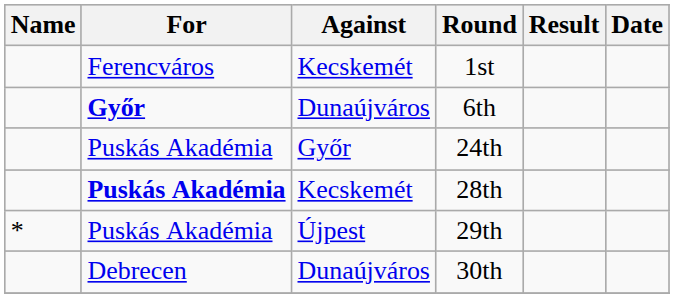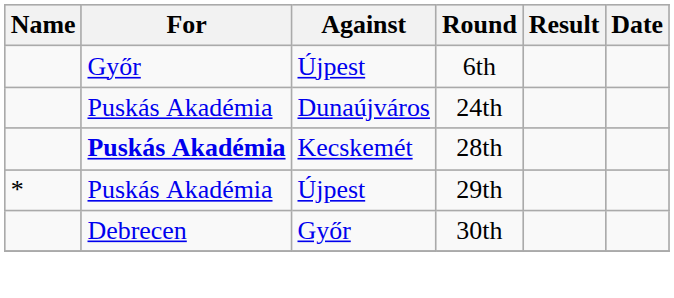- row: (479, 66)
(116, 107) bold -> (114, 66) normal
(364, 107) Dunaújváros -> (331, 66) Újpest
(324, 148) Győr -> (364, 107) Dunaújváros
(364, 271) Dunaújváros -> (324, 230) Győr
